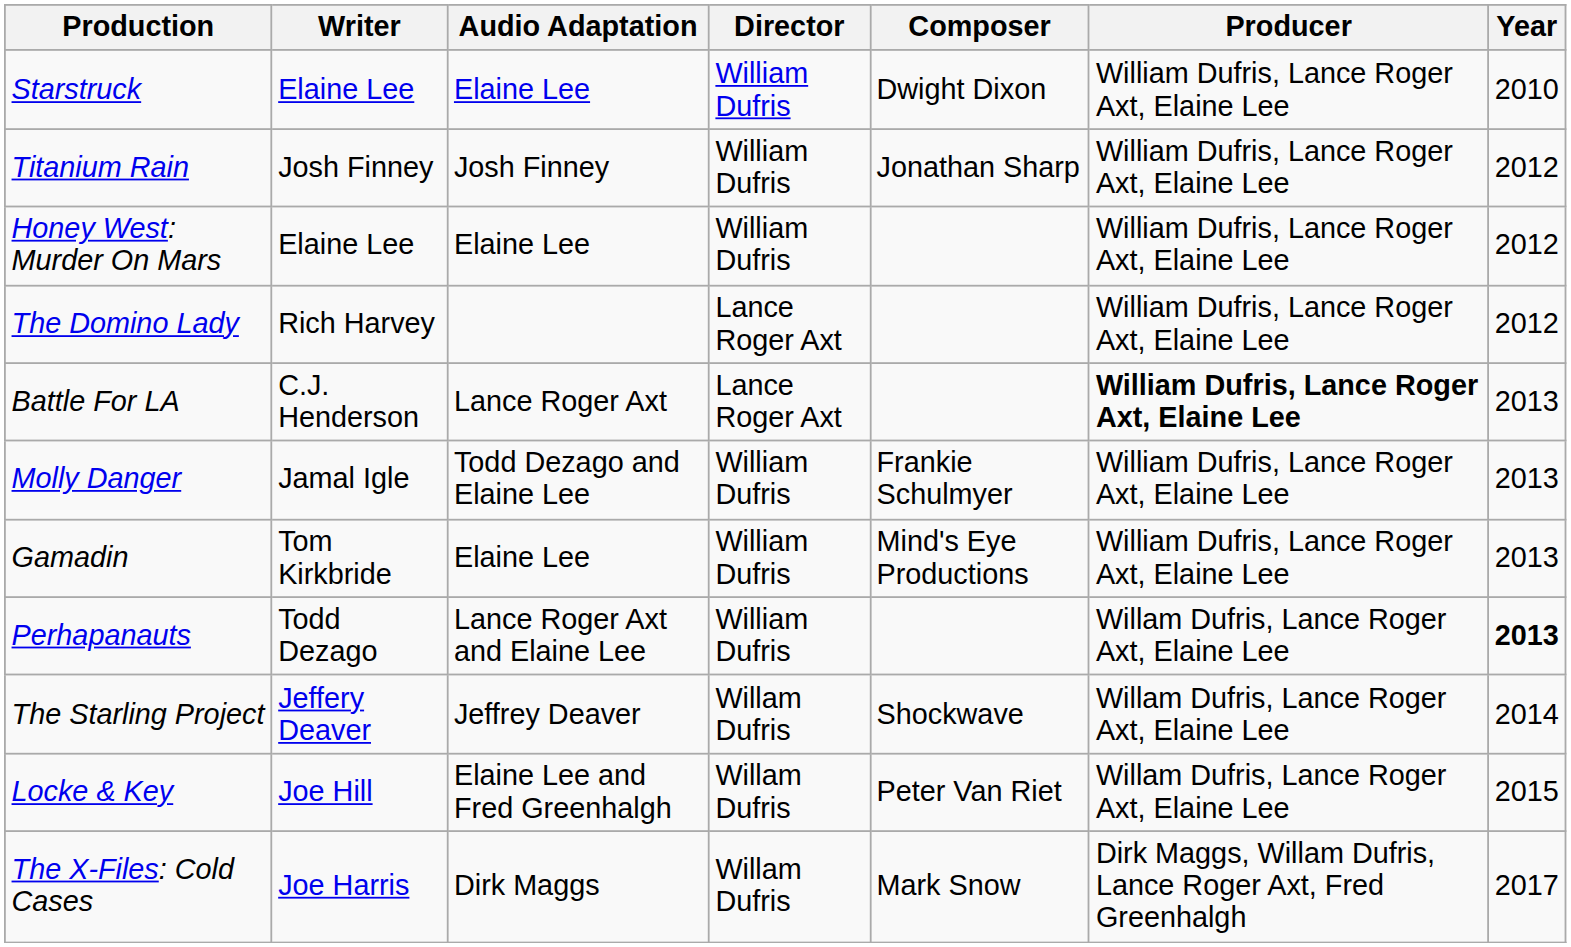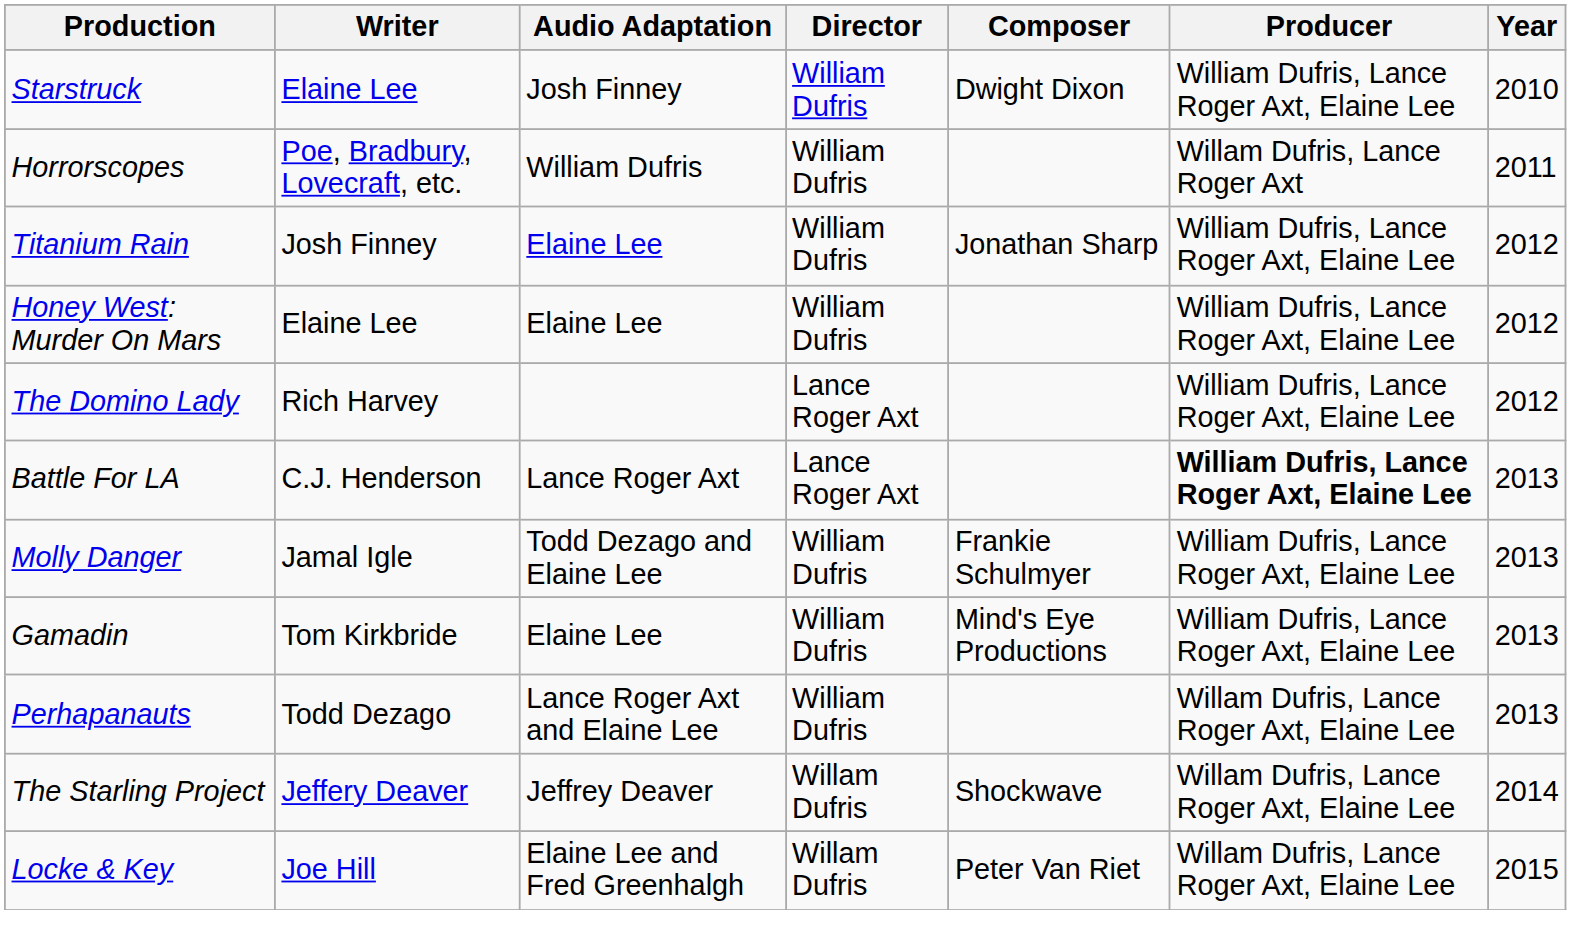(522, 89) Elaine Lee -> (604, 89) Josh Finney
+ row: (98, 167)
(532, 167) Josh Finney -> (594, 245) Elaine Lee
(1527, 635) bold -> (1527, 713) normal
- row: (123, 886)
